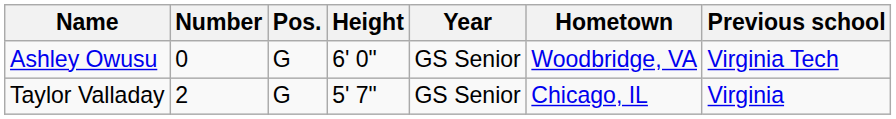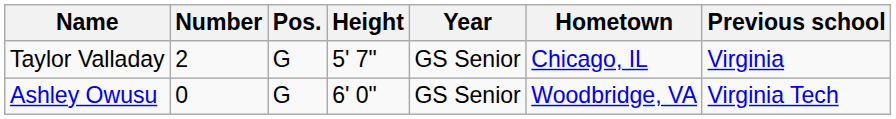rows swapped: (84, 59) <-> (87, 95)
